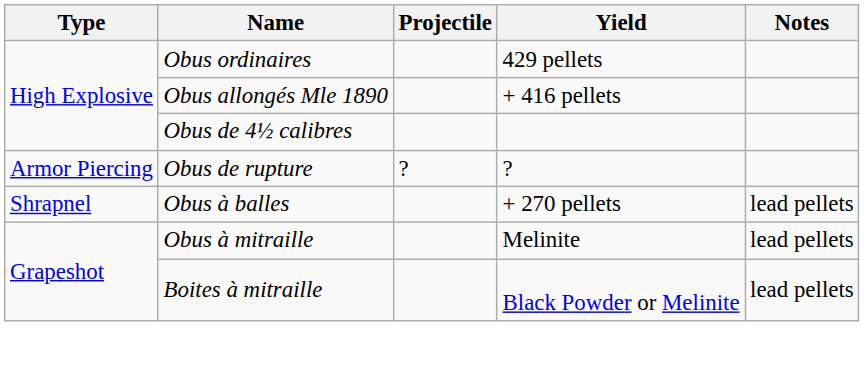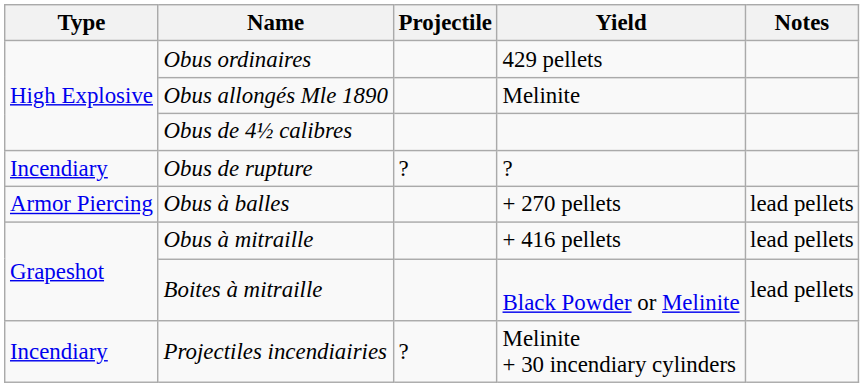(562, 95) + 416 pellets -> (541, 95) Melinite
(81, 167) Armor Piercing -> (59, 167) Incendiary
(51, 204) Shrapnel -> (81, 204) Armor Piercing
(541, 240) Melinite -> (562, 240) + 416 pellets
+ row: (275, 351)
